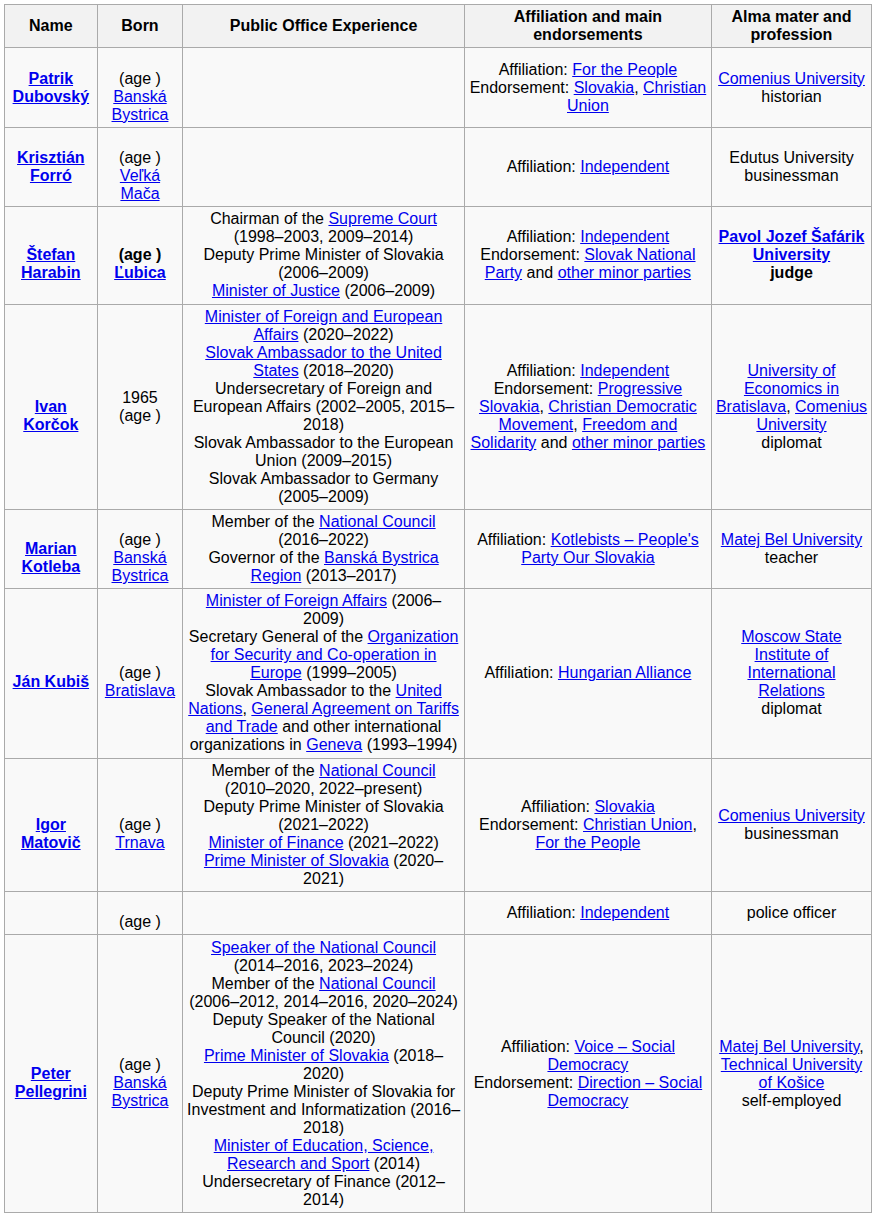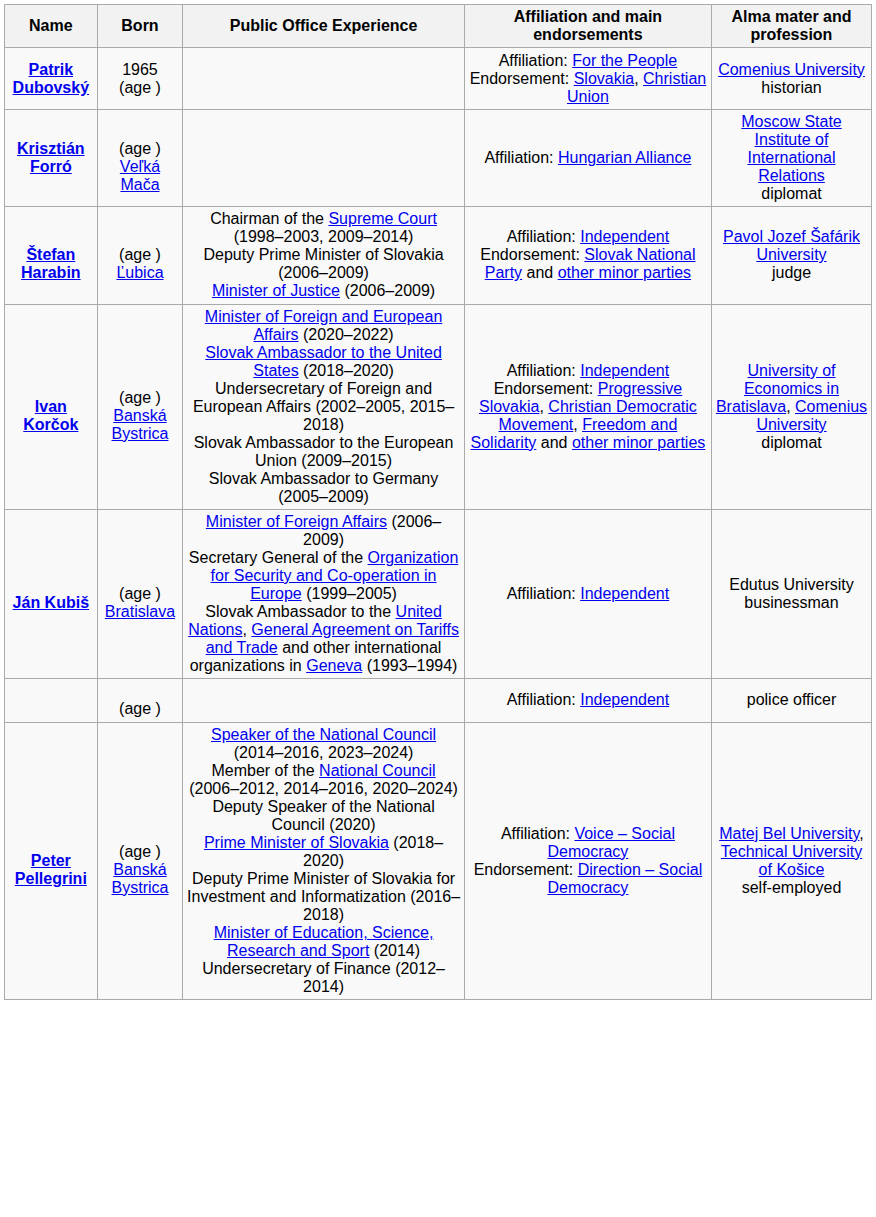(140, 96) (age ) Banská Bystrica -> (140, 78) 1965 (age )
(588, 166) Affiliation: Independent -> (588, 157) Affiliation: Hungarian Alliance
(792, 166) Edutus University businessman -> (791, 157) Moscow State Institute of International Relations diplomat
(140, 264) bold -> (140, 264) normal
(792, 255) bold -> (791, 255) normal
(140, 406) 1965 (age ) -> (140, 415) (age ) Banská Bystrica
- row: (51, 558)
(588, 673) Affiliation: Hungarian Alliance -> (588, 594) Affiliation: Independent
(791, 673) Moscow State Institute of International Relations diplomat -> (792, 594) Edutus University businessman
- row: (51, 833)
